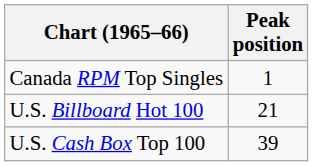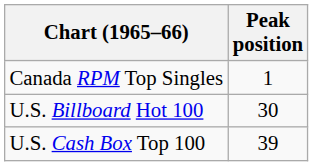(268, 110) 21 -> (268, 110) 30
